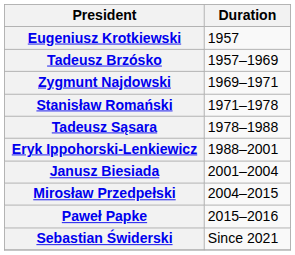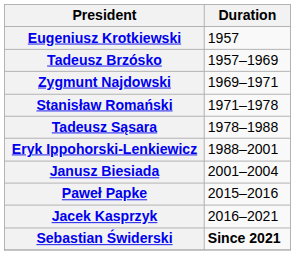- row: (104, 194)
+ row: (104, 216)
(243, 238) normal -> (244, 238) bold
